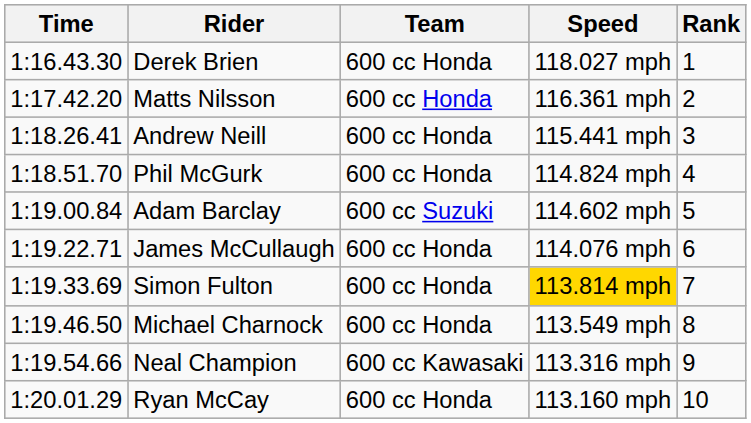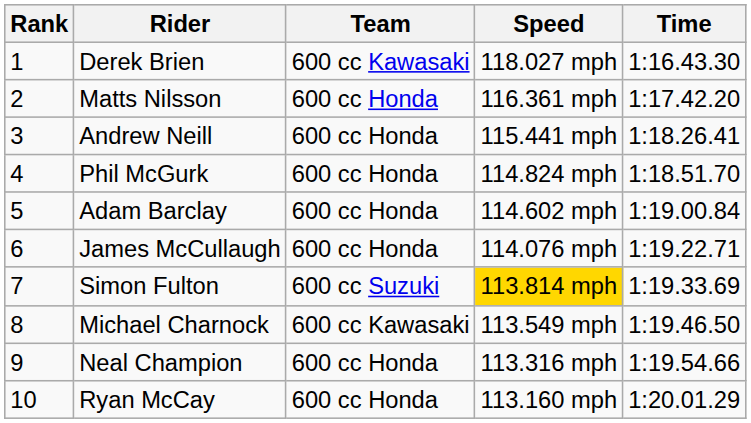columns swapped: (711, 24) <-> (66, 24)
(419, 61) 600 cc Honda -> (381, 61) 600 cc Kawasaki
(420, 211) 600 cc Suzuki -> (365, 211) 600 cc Honda
(419, 286) 600 cc Honda -> (366, 286) 600 cc Suzuki
(419, 324) 600 cc Honda -> (381, 324) 600 cc Kawasaki
(435, 362) 600 cc Kawasaki -> (365, 362) 600 cc Honda
